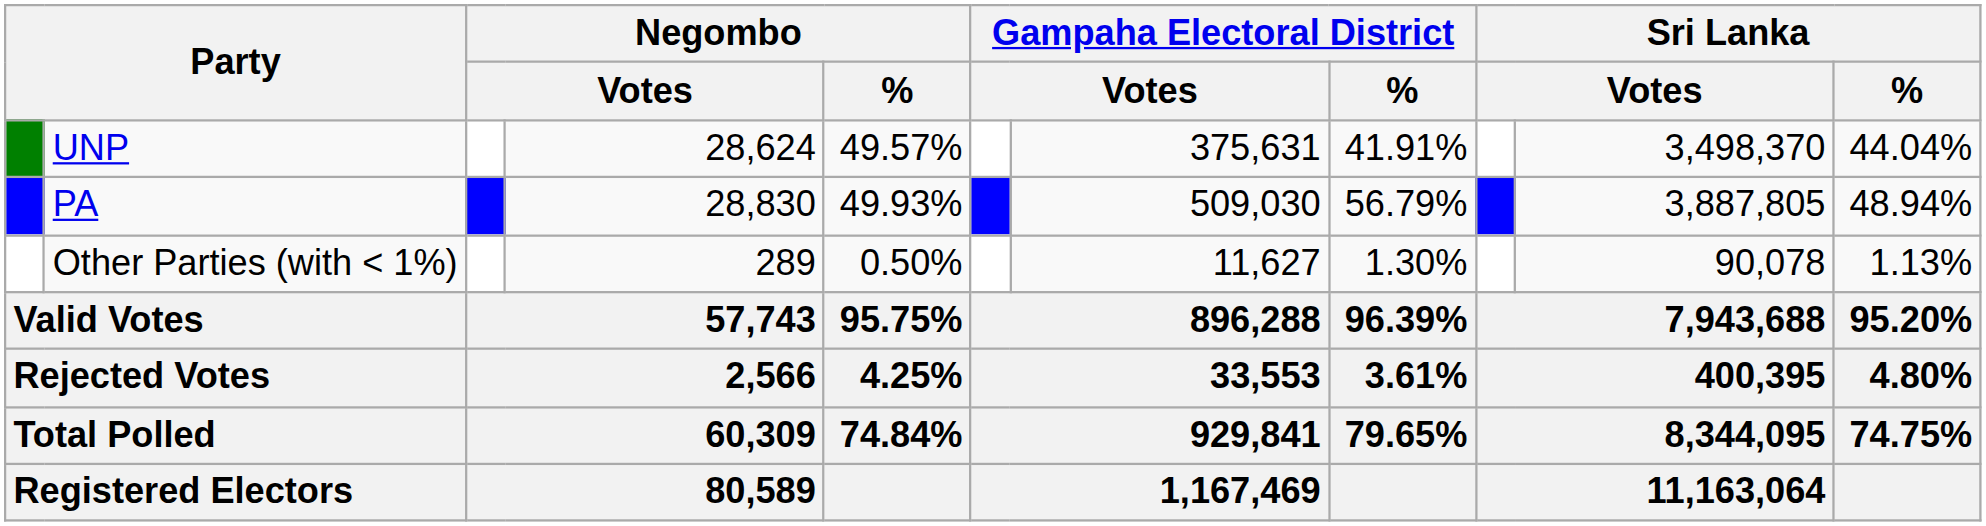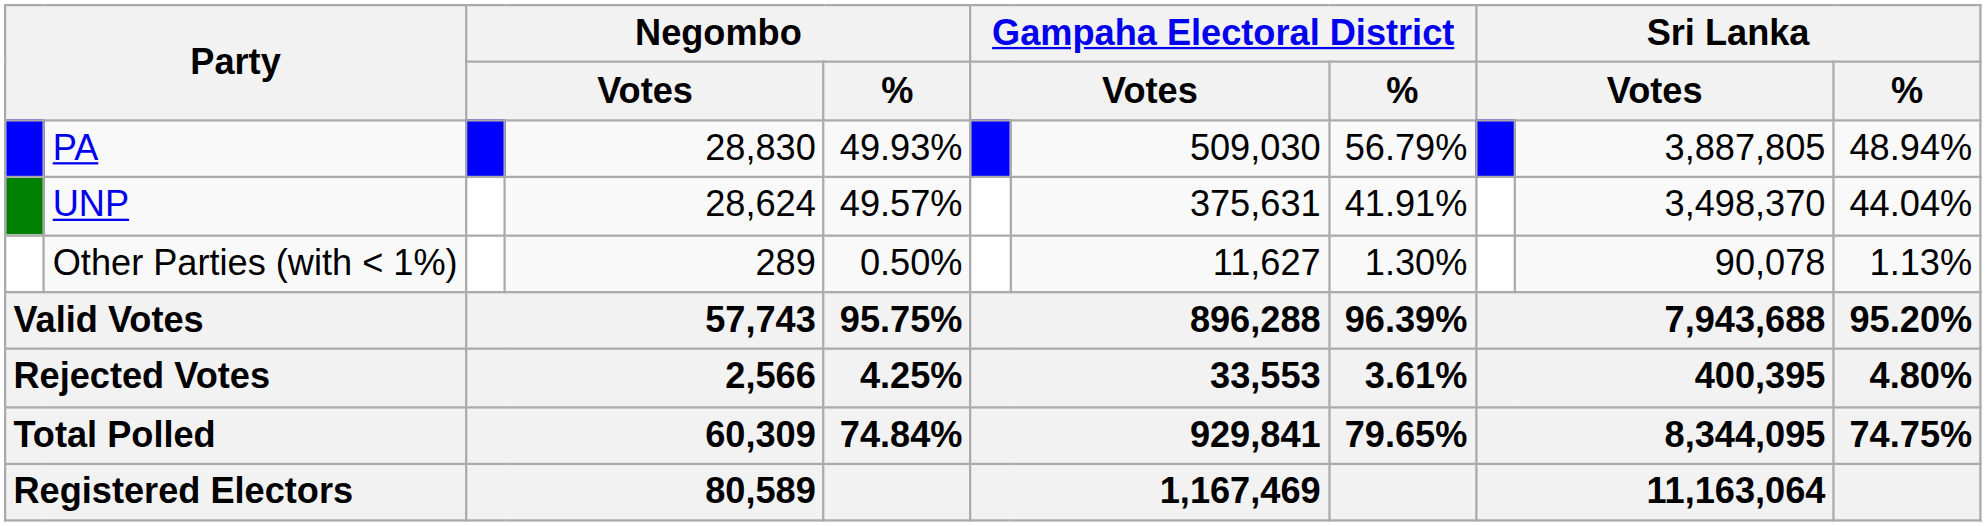rows swapped: (76, 205) <-> (91, 147)
